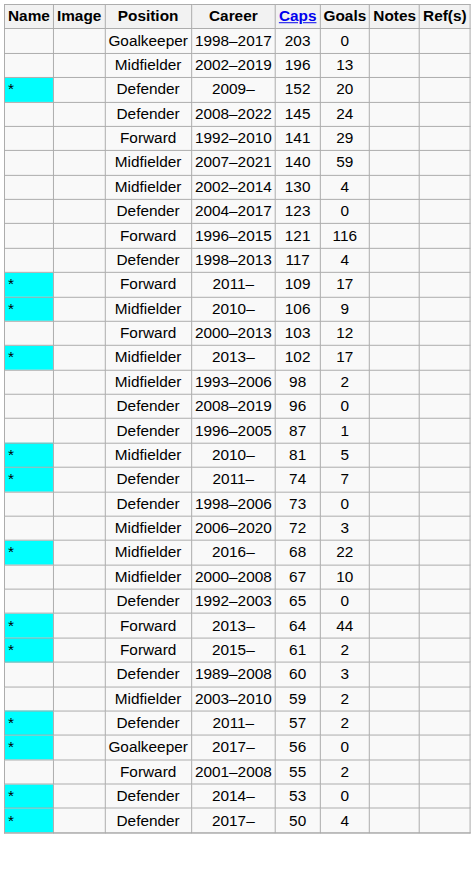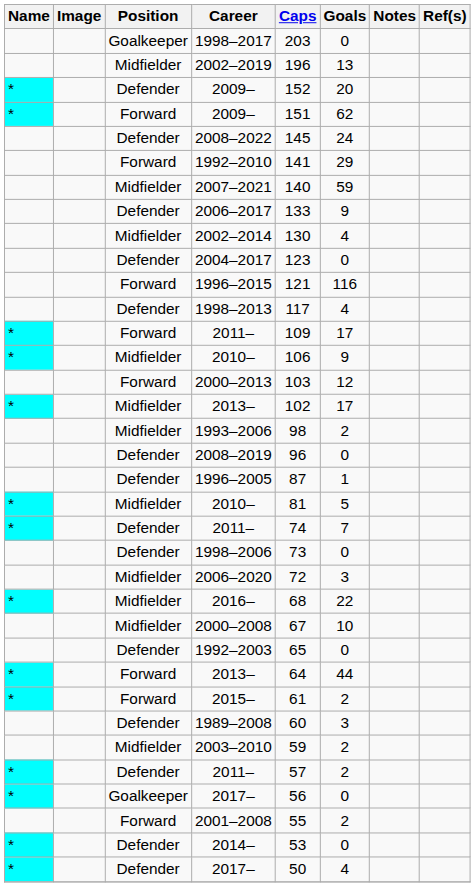+ row: (148, 114)
+ row: (148, 211)
